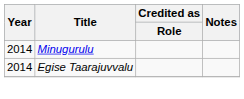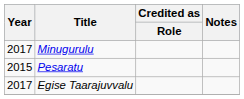(20, 49) 2014 -> (20, 49) 2017
+ row: (60, 67)
(20, 67) 2014 -> (20, 85) 2017
